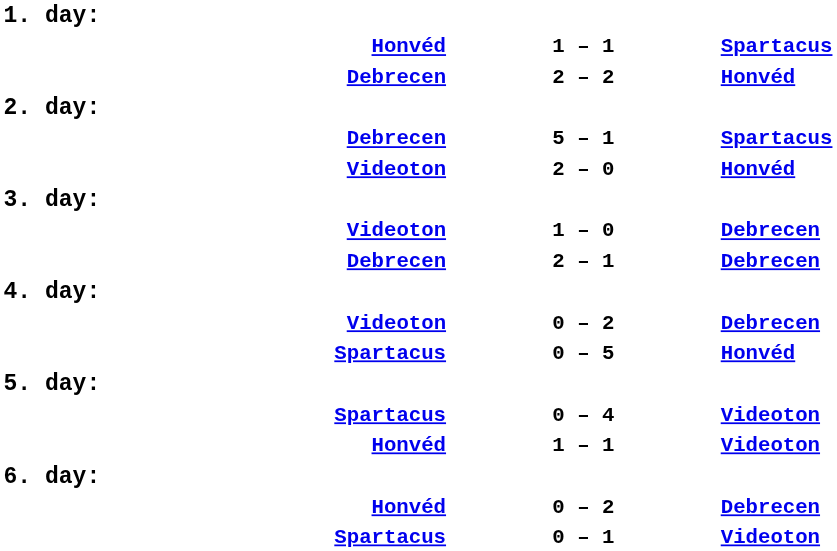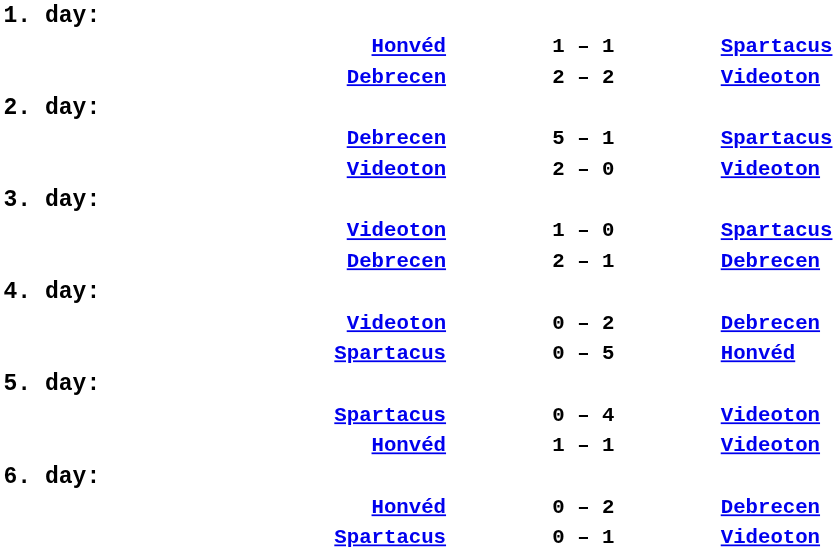(758, 77) Honvéd -> (770, 77) Videoton
(758, 169) Honvéd -> (770, 169) Videoton
(770, 231) Debrecen -> (777, 231) Spartacus
